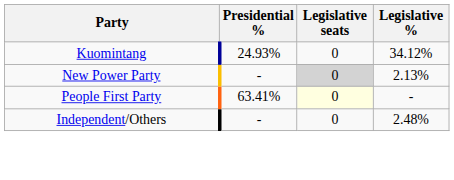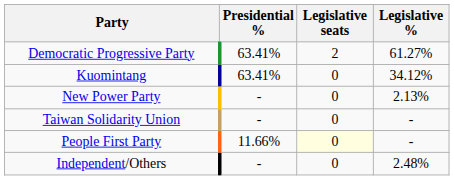+ row: (111, 53)
(259, 53) 24.93% -> (259, 75) 63.41%
(335, 75) lightgrey background -> (335, 97) no background
+ row: (111, 119)
(259, 97) 63.41% -> (259, 141) 11.66%
